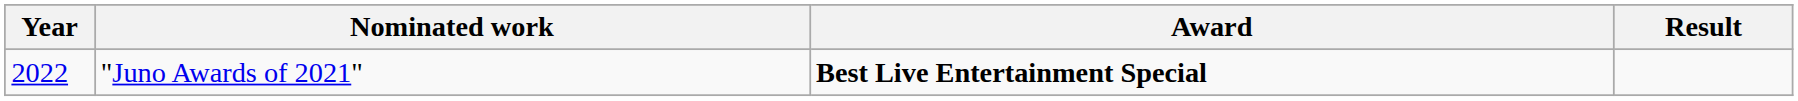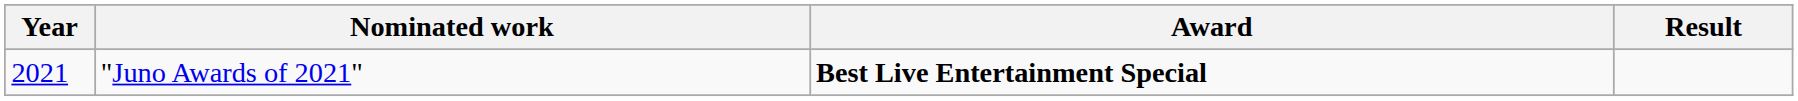(40, 71) 2022 -> (40, 71) 2021
